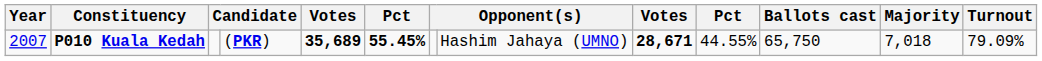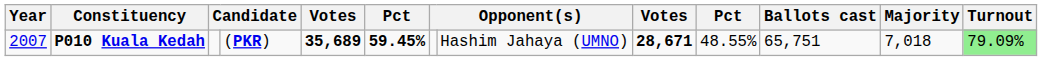(397, 43) 55.45% -> (397, 43) 59.45%
(728, 43) 44.55% -> (728, 43) 48.55%
(792, 43) 65,750 -> (792, 43) 65,751
(995, 43) no background -> (995, 43) lightgreen background
